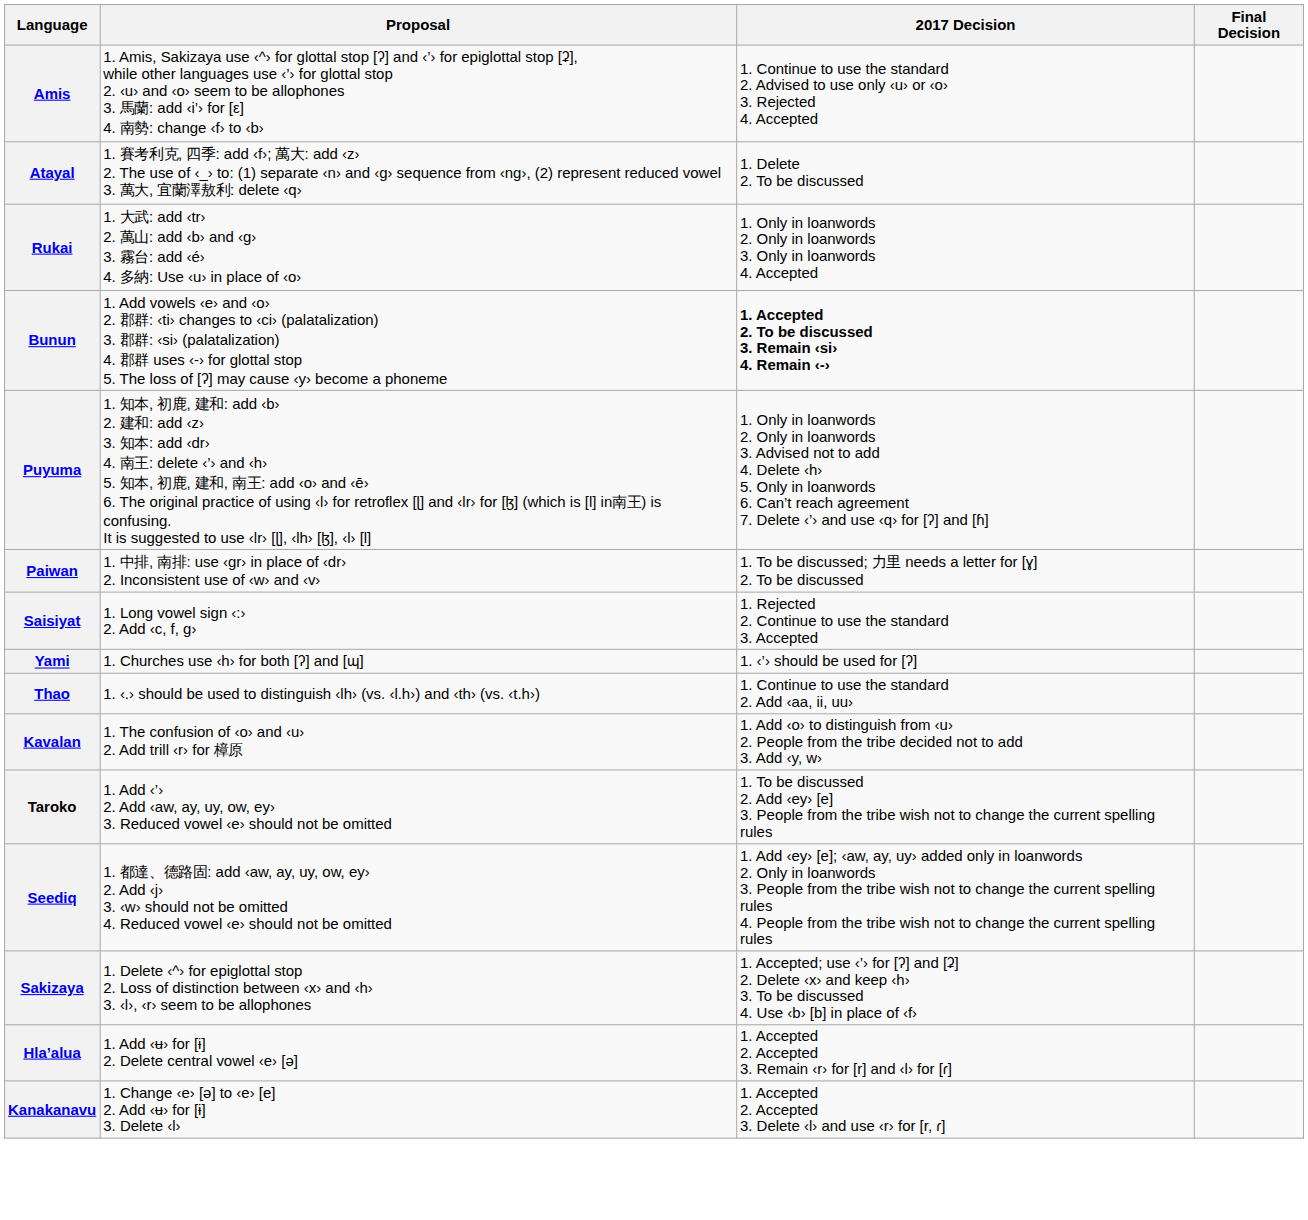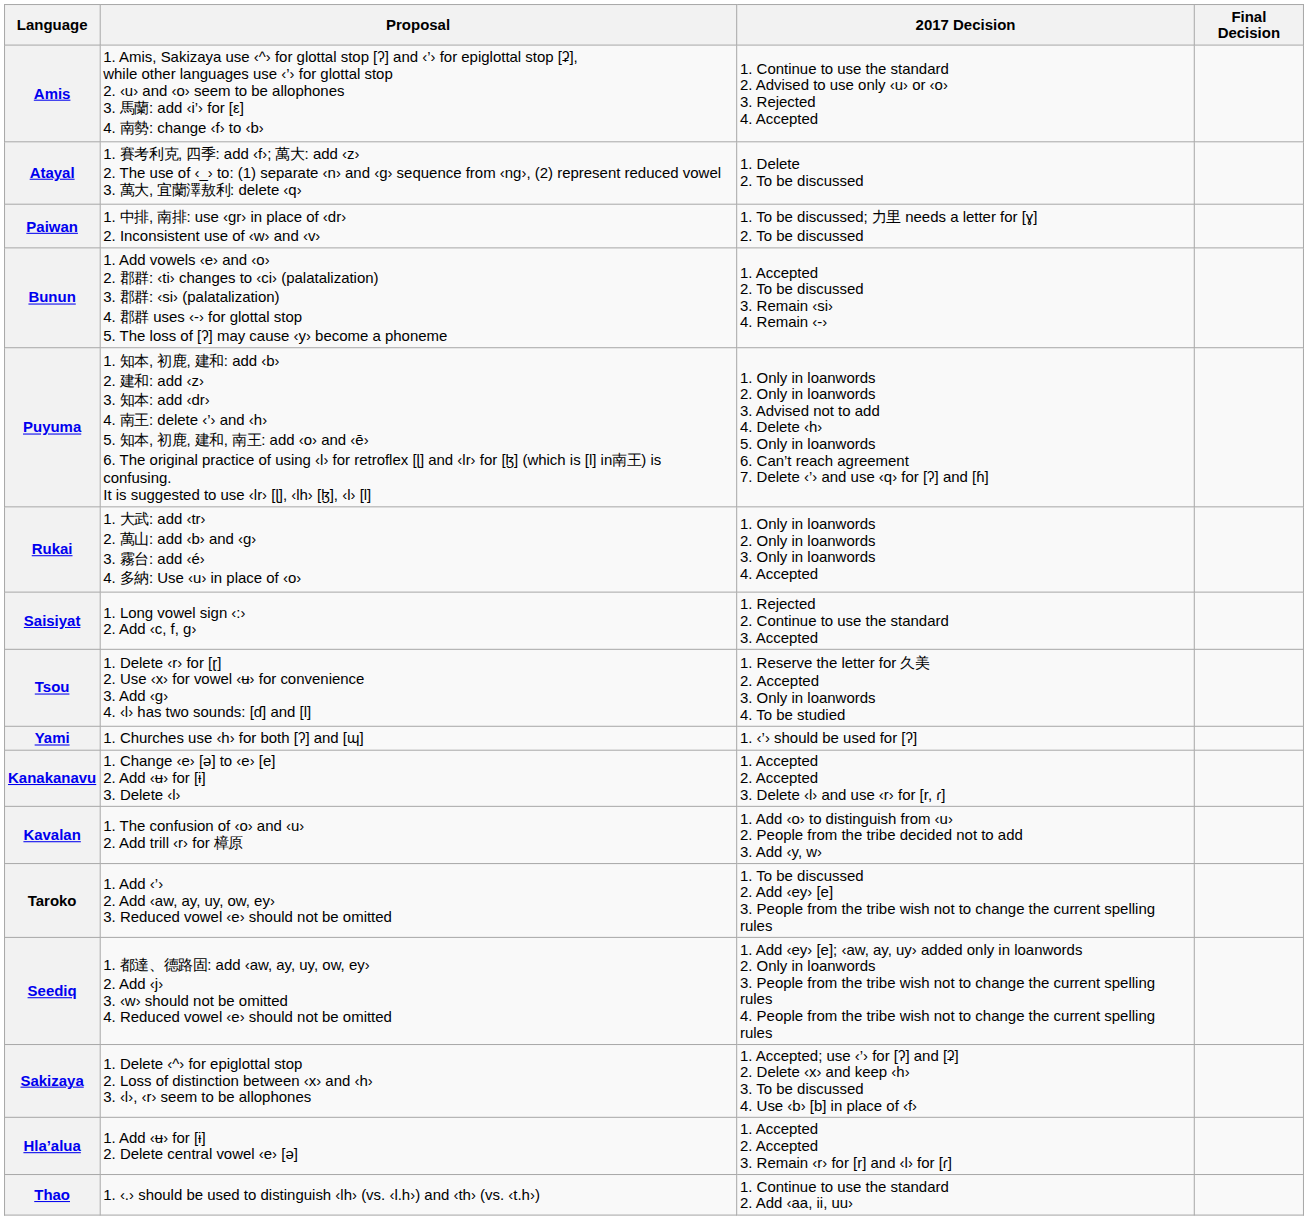rows swapped: (52, 571) <-> (52, 248)
(806, 341) bold -> (802, 298) normal
+ row: (52, 688)
rows swapped: (52, 694) <-> (52, 1110)
